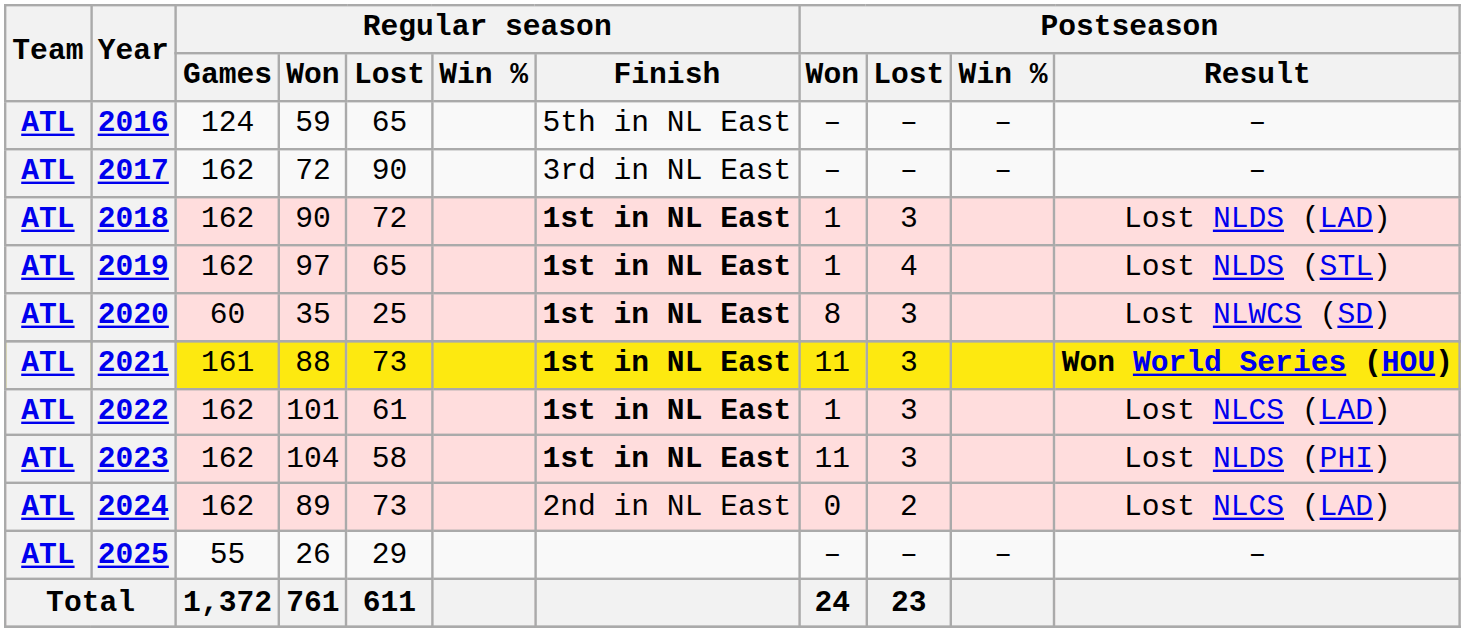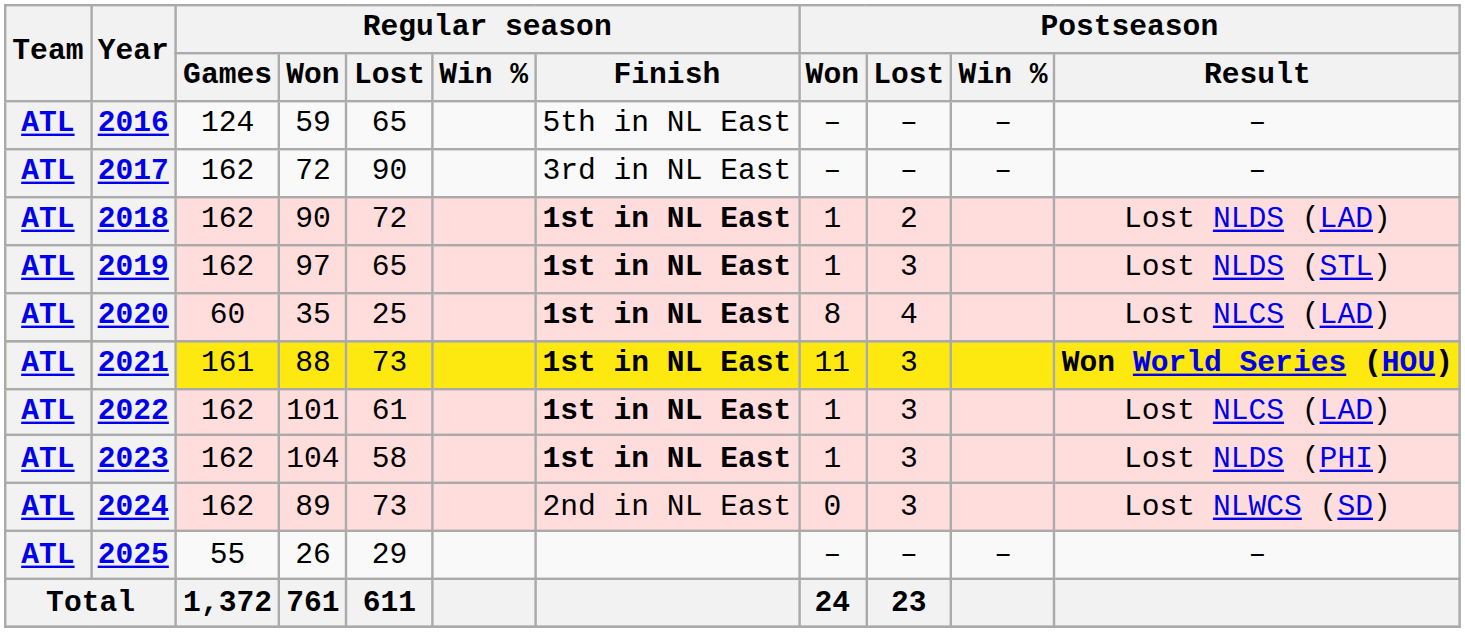(909, 221) 3 -> (909, 221) 2
(909, 269) 4 -> (909, 269) 3
(909, 317) 3 -> (909, 317) 4
(1257, 317) Lost NLWCS (SD) -> (1257, 317) Lost NLCS (LAD)
(832, 460) 11 -> (832, 460) 1
(909, 508) 2 -> (909, 508) 3
(1257, 508) Lost NLCS (LAD) -> (1257, 508) Lost NLWCS (SD)
